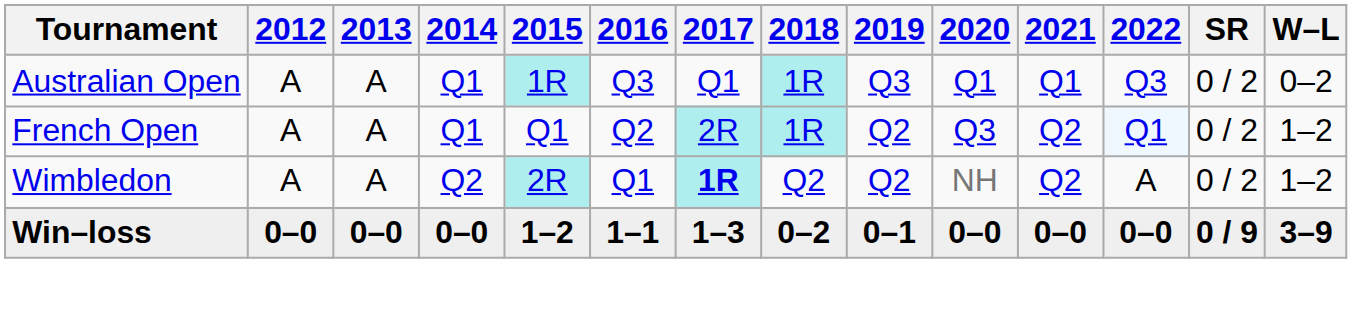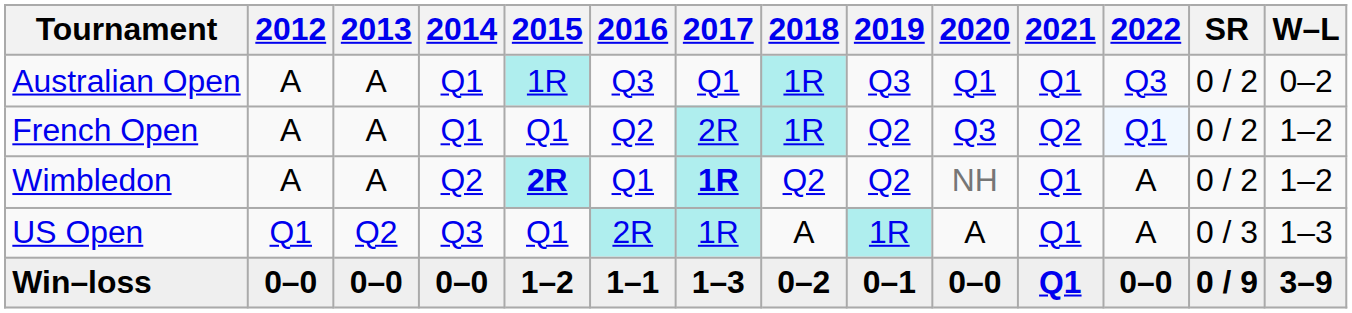(547, 181) normal -> (547, 181) bold
(1060, 181) Q2 -> (1060, 181) Q1
+ row: (78, 231)
(1060, 231) 0–0 -> (1060, 282) Q1
